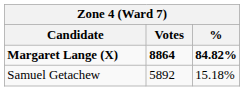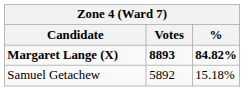(162, 55) 8864 -> (162, 55) 8893
